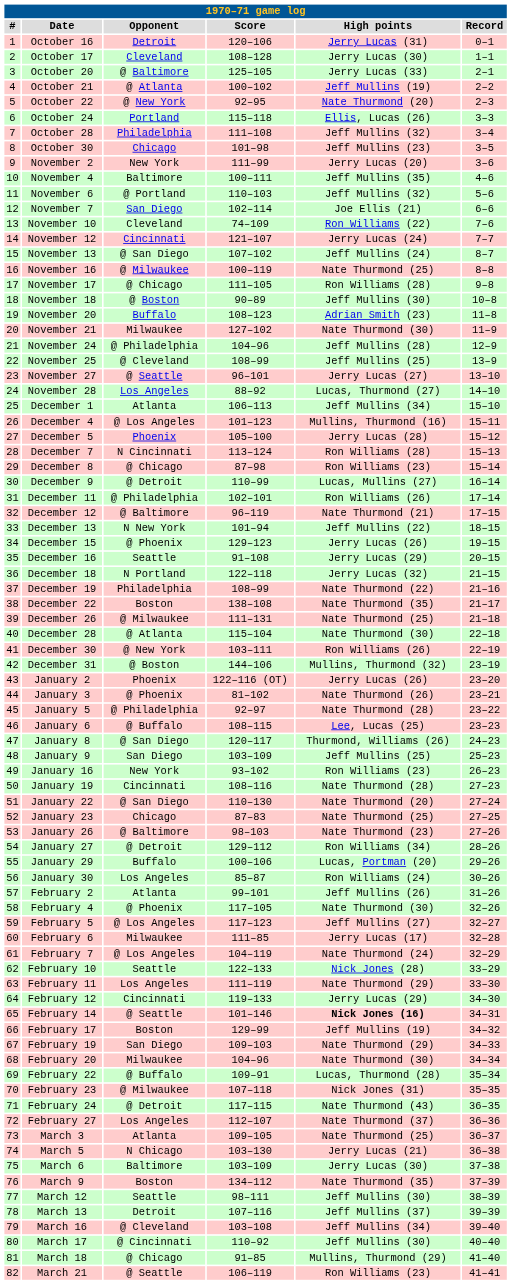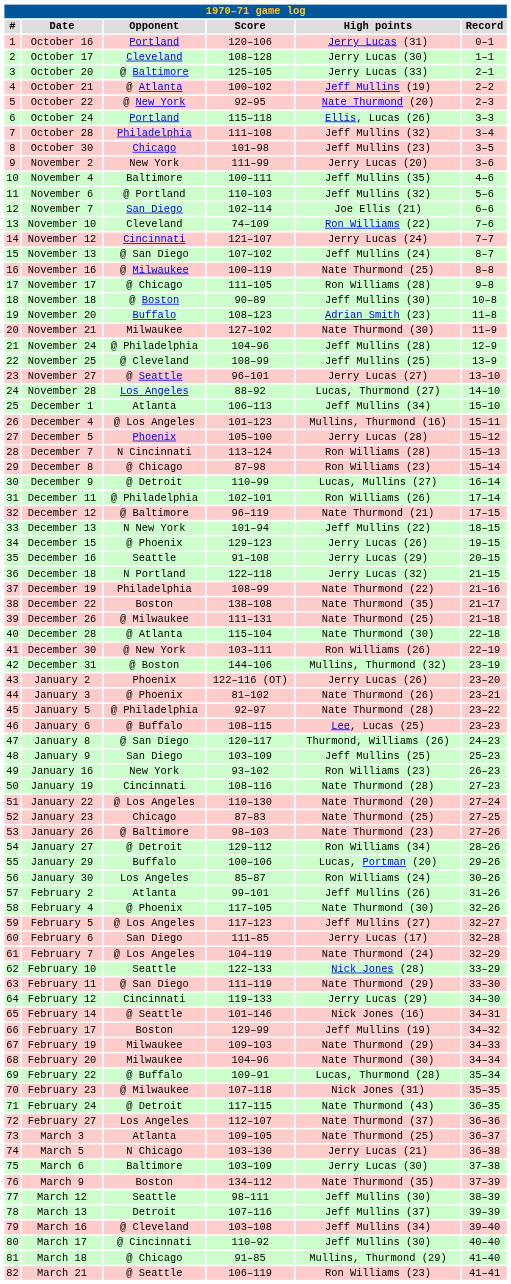(154, 41) Detroit -> (154, 41) Portland
(154, 801) @ San Diego -> (154, 801) @ Los Angeles
(154, 938) Milwaukee -> (154, 938) San Diego
(154, 984) Los Angeles -> (154, 984) @ San Diego
(378, 1014) bold -> (378, 1014) normal
(154, 1044) San Diego -> (154, 1044) Milwaukee
